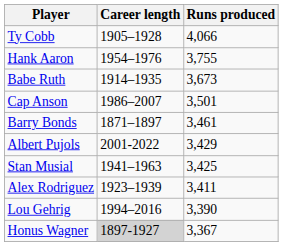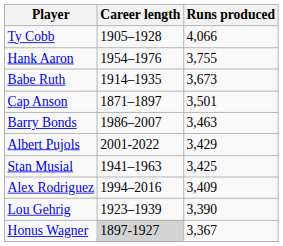(131, 101) 1986–2007 -> (131, 101) 1871–1897
(131, 123) 1871–1897 -> (131, 123) 1986–2007
(202, 123) 3,461 -> (202, 123) 3,463
(131, 187) 1923–1939 -> (131, 187) 1994–2016
(202, 187) 3,411 -> (202, 187) 3,409
(131, 209) 1994–2016 -> (131, 209) 1923–1939
